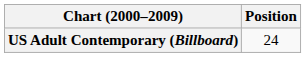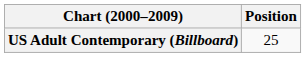(271, 40) 24 -> (271, 40) 25
